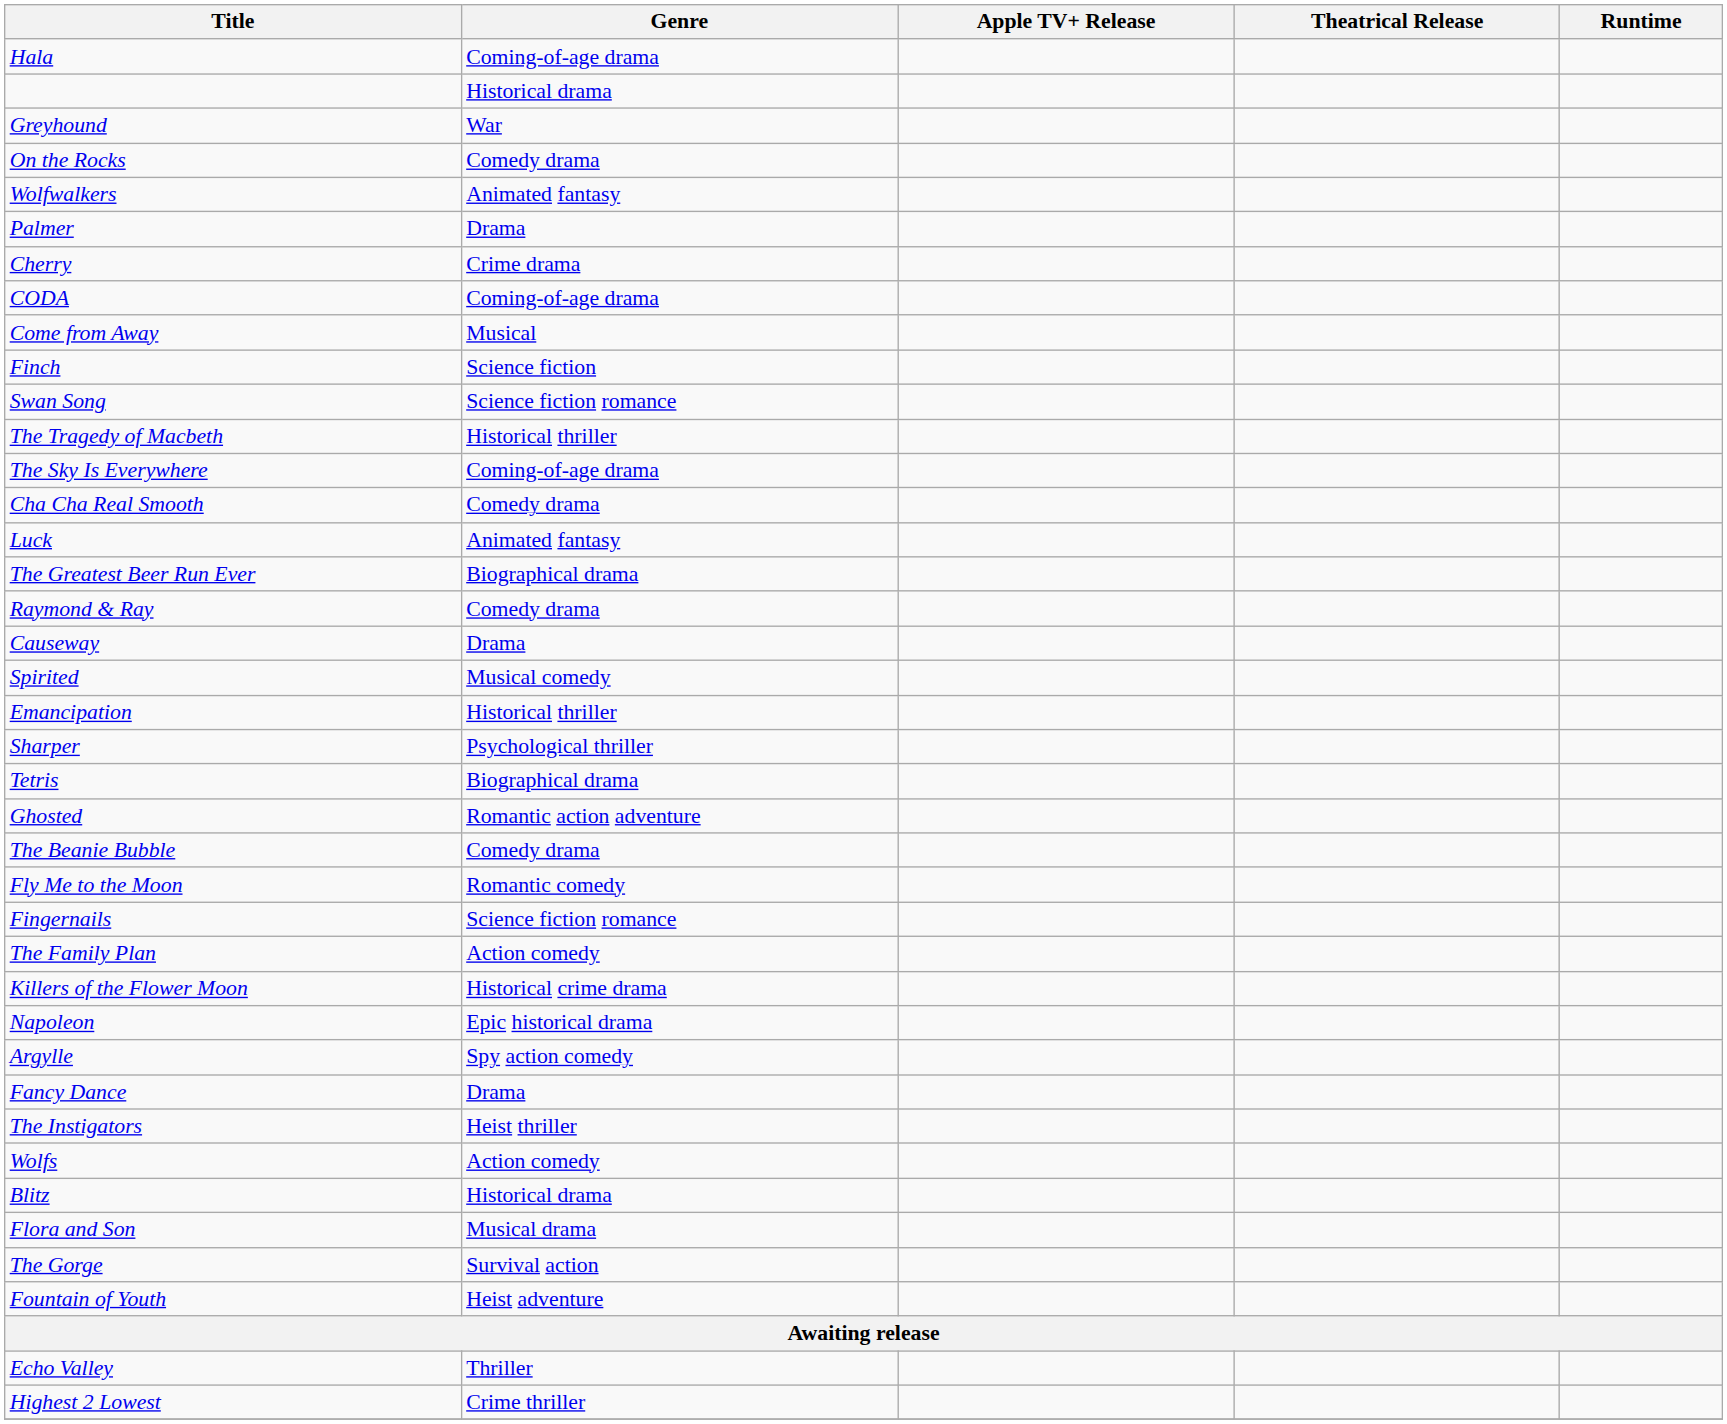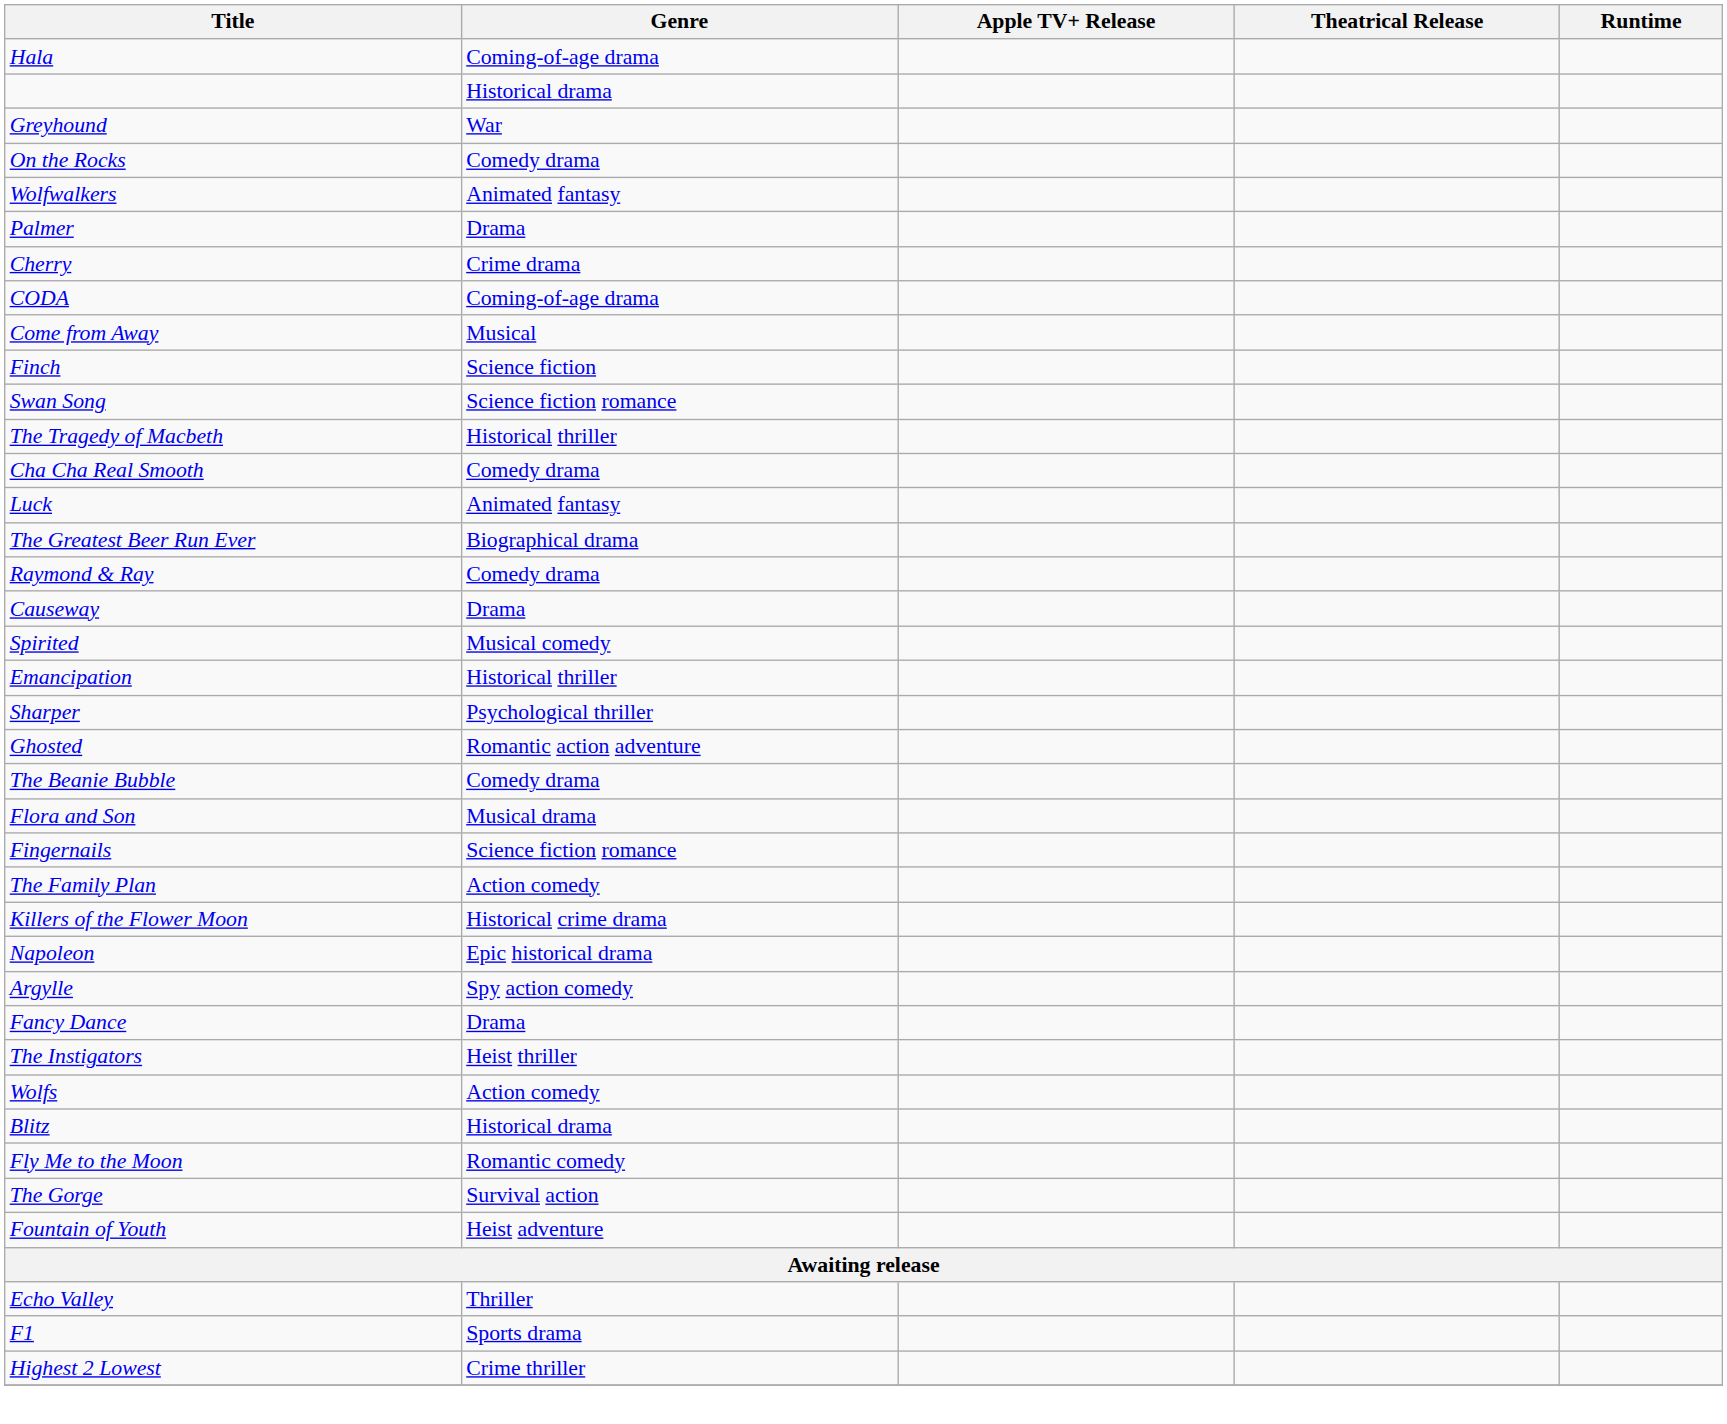- row: (109, 470)
- row: (34, 780)
rows swapped: (73, 1229) <-> (96, 884)
+ row: (22, 1333)
